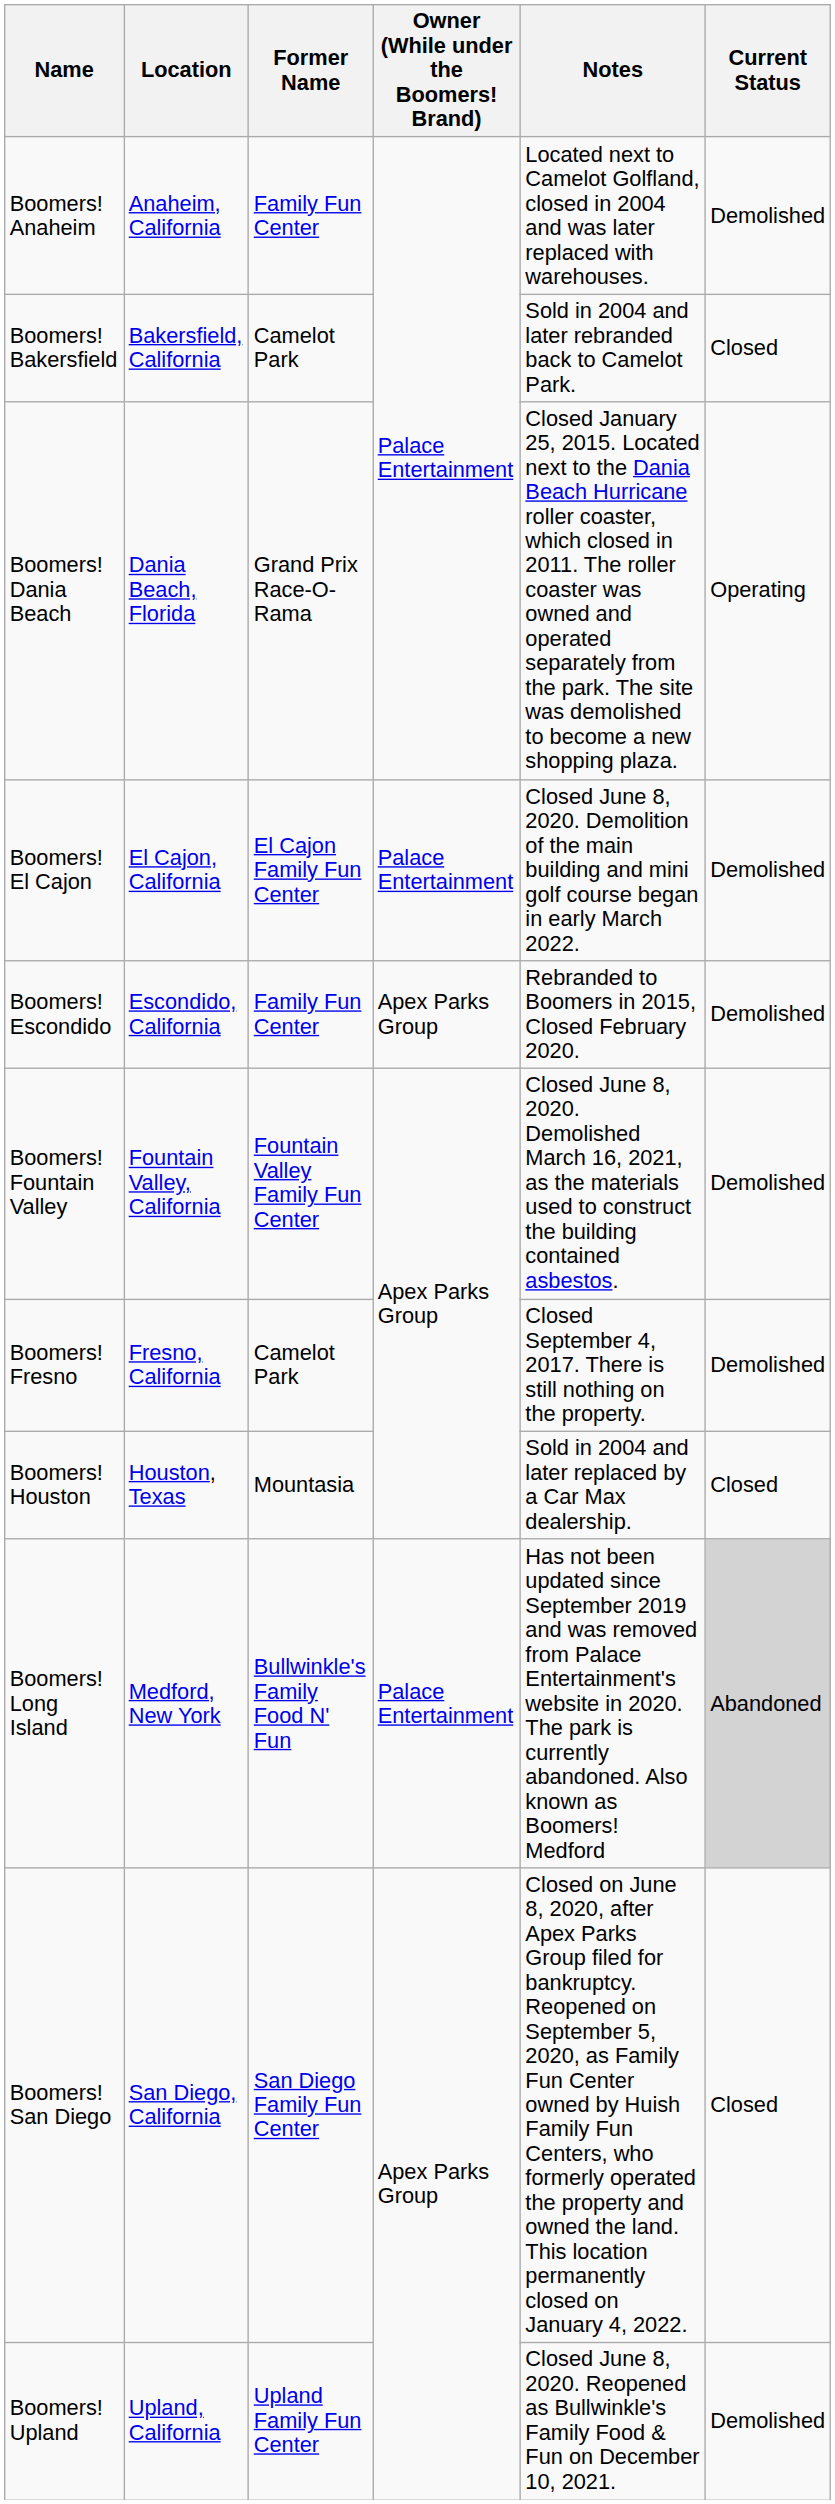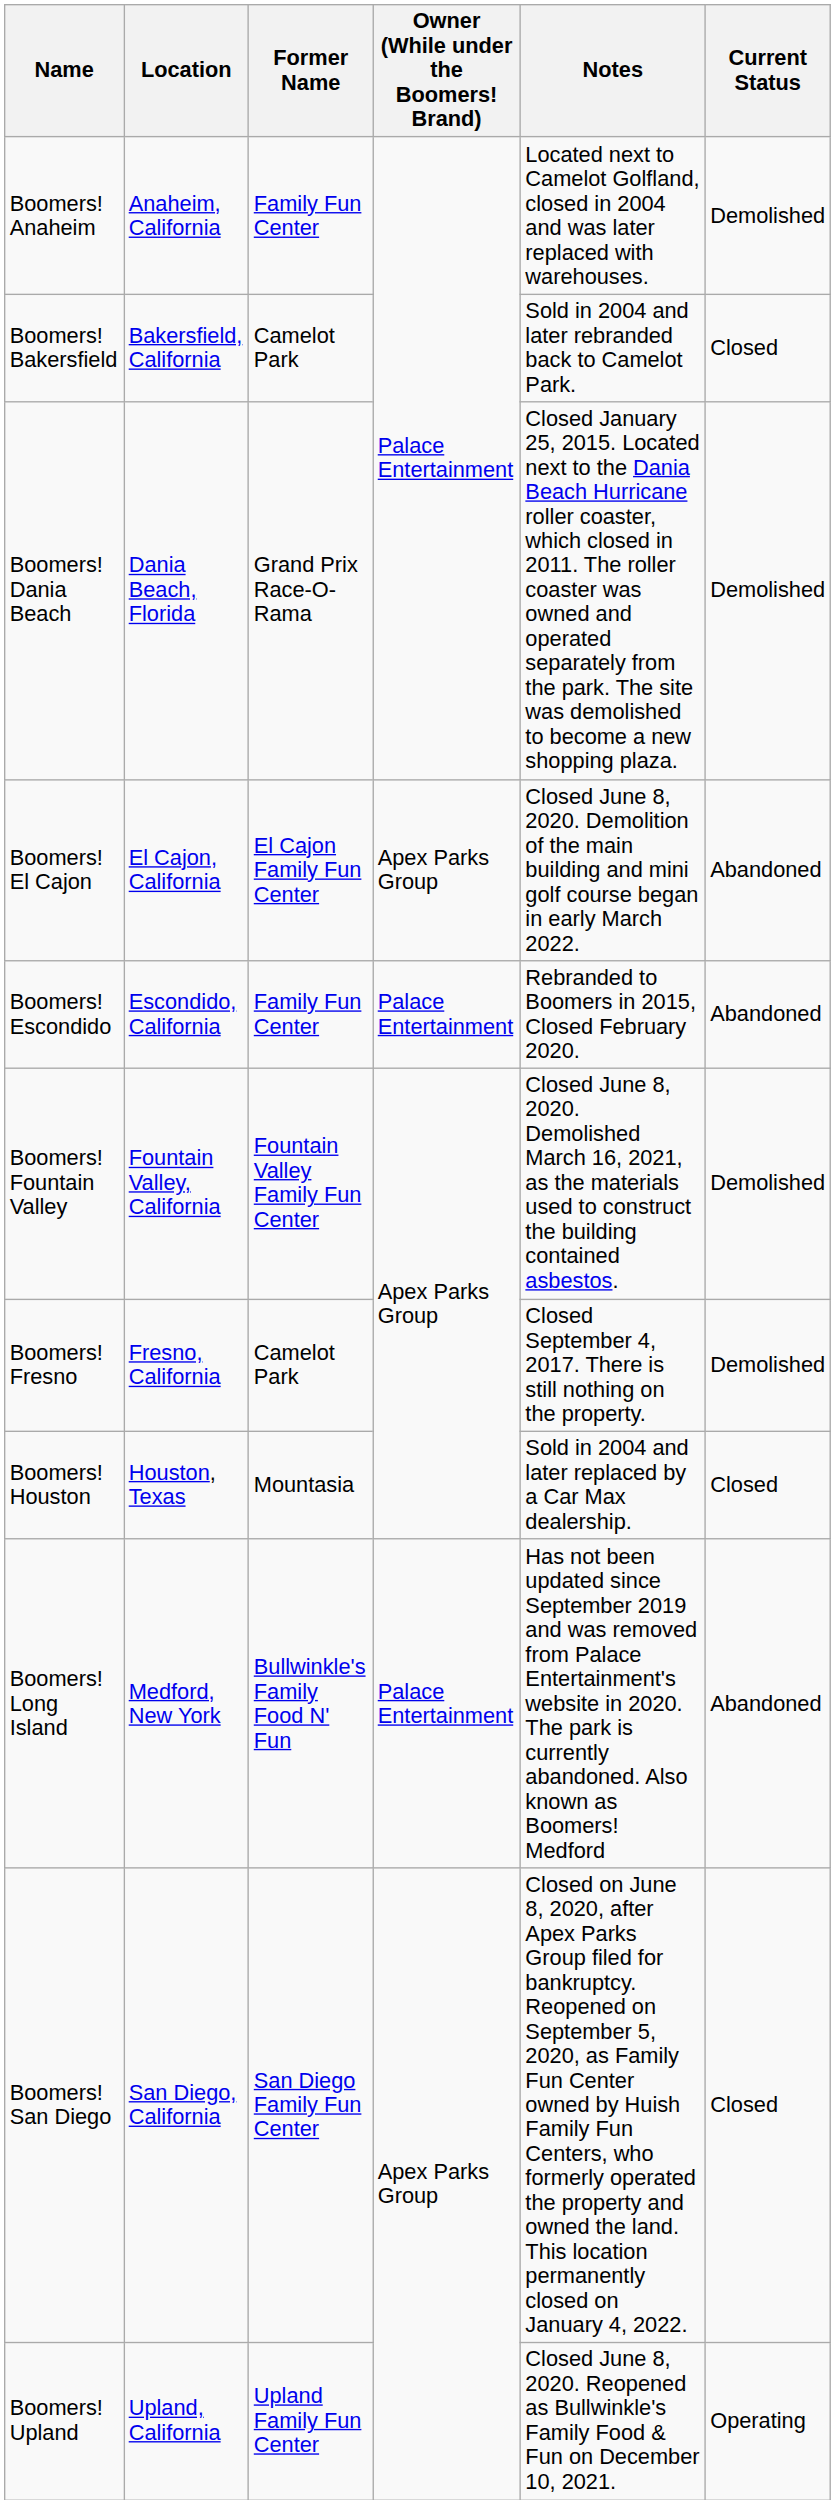(758, 590) Operating -> (768, 590) Demolished
(445, 869) Palace Entertainment -> (433, 869) Apex Parks Group
(768, 869) Demolished -> (766, 869) Abandoned
(433, 1014) Apex Parks Group -> (445, 1014) Palace Entertainment
(768, 1014) Demolished -> (766, 1014) Abandoned
(766, 1703) lightgrey background -> (766, 1703) no background
(768, 2420) Demolished -> (758, 2420) Operating
